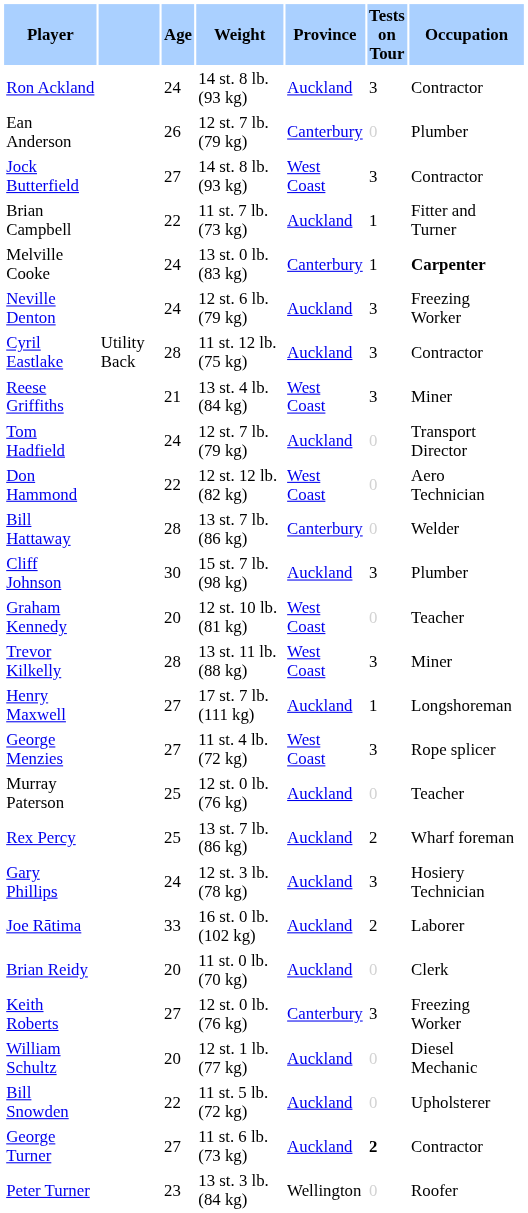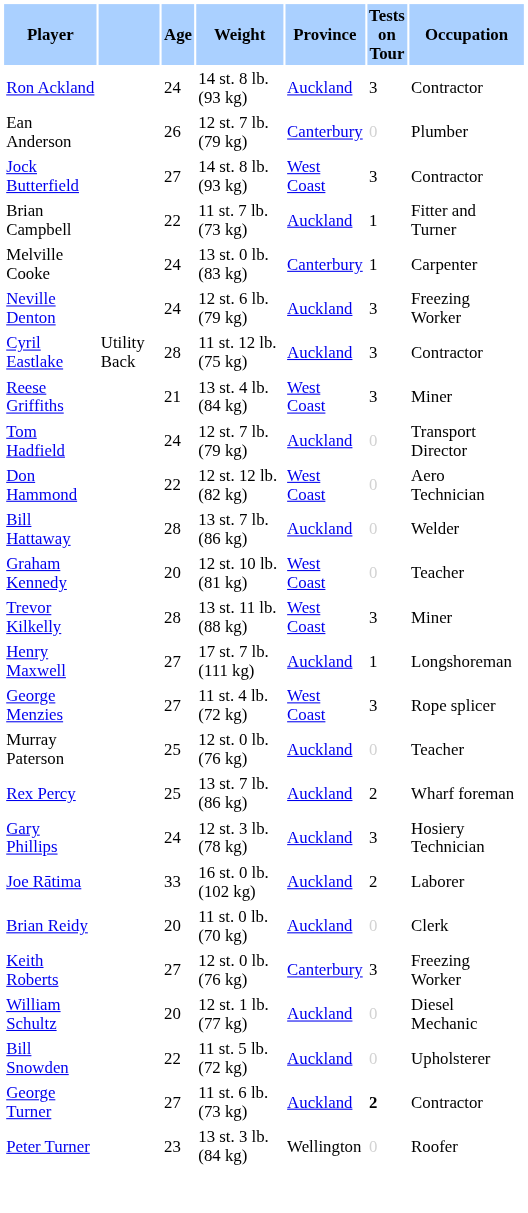(448, 264) bold -> (444, 264) normal
(325, 529) Canterbury -> (320, 529) Auckland
- row: (34, 573)
